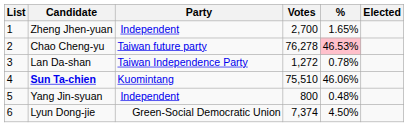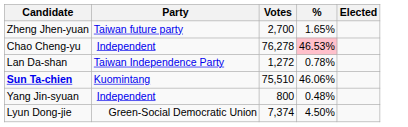- column: (16, 12)
(148, 29) Independent -> (138, 29) Taiwan future party
(162, 46) Taiwan future party -> (125, 46) Independent
